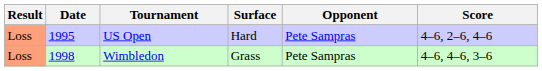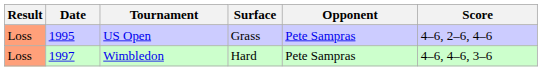(244, 35) Hard -> (245, 35) Grass
(62, 55) 1998 -> (62, 55) 1997
(245, 55) Grass -> (244, 55) Hard
